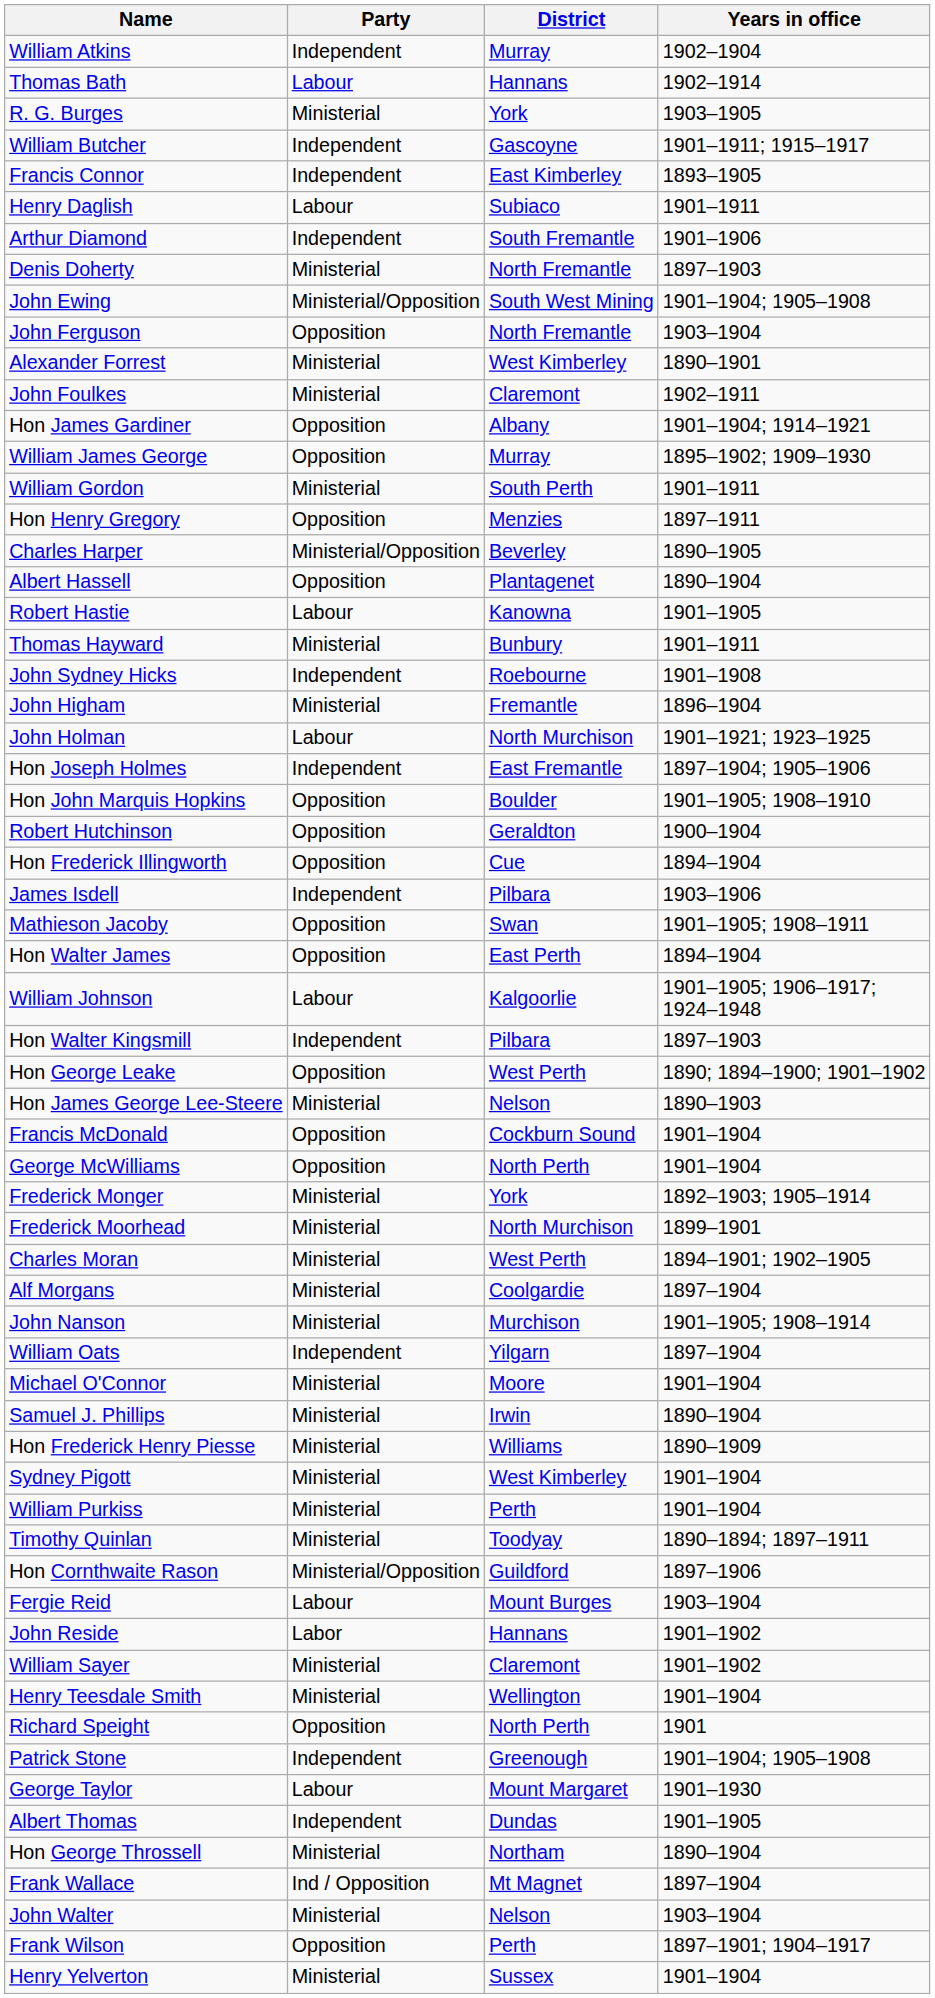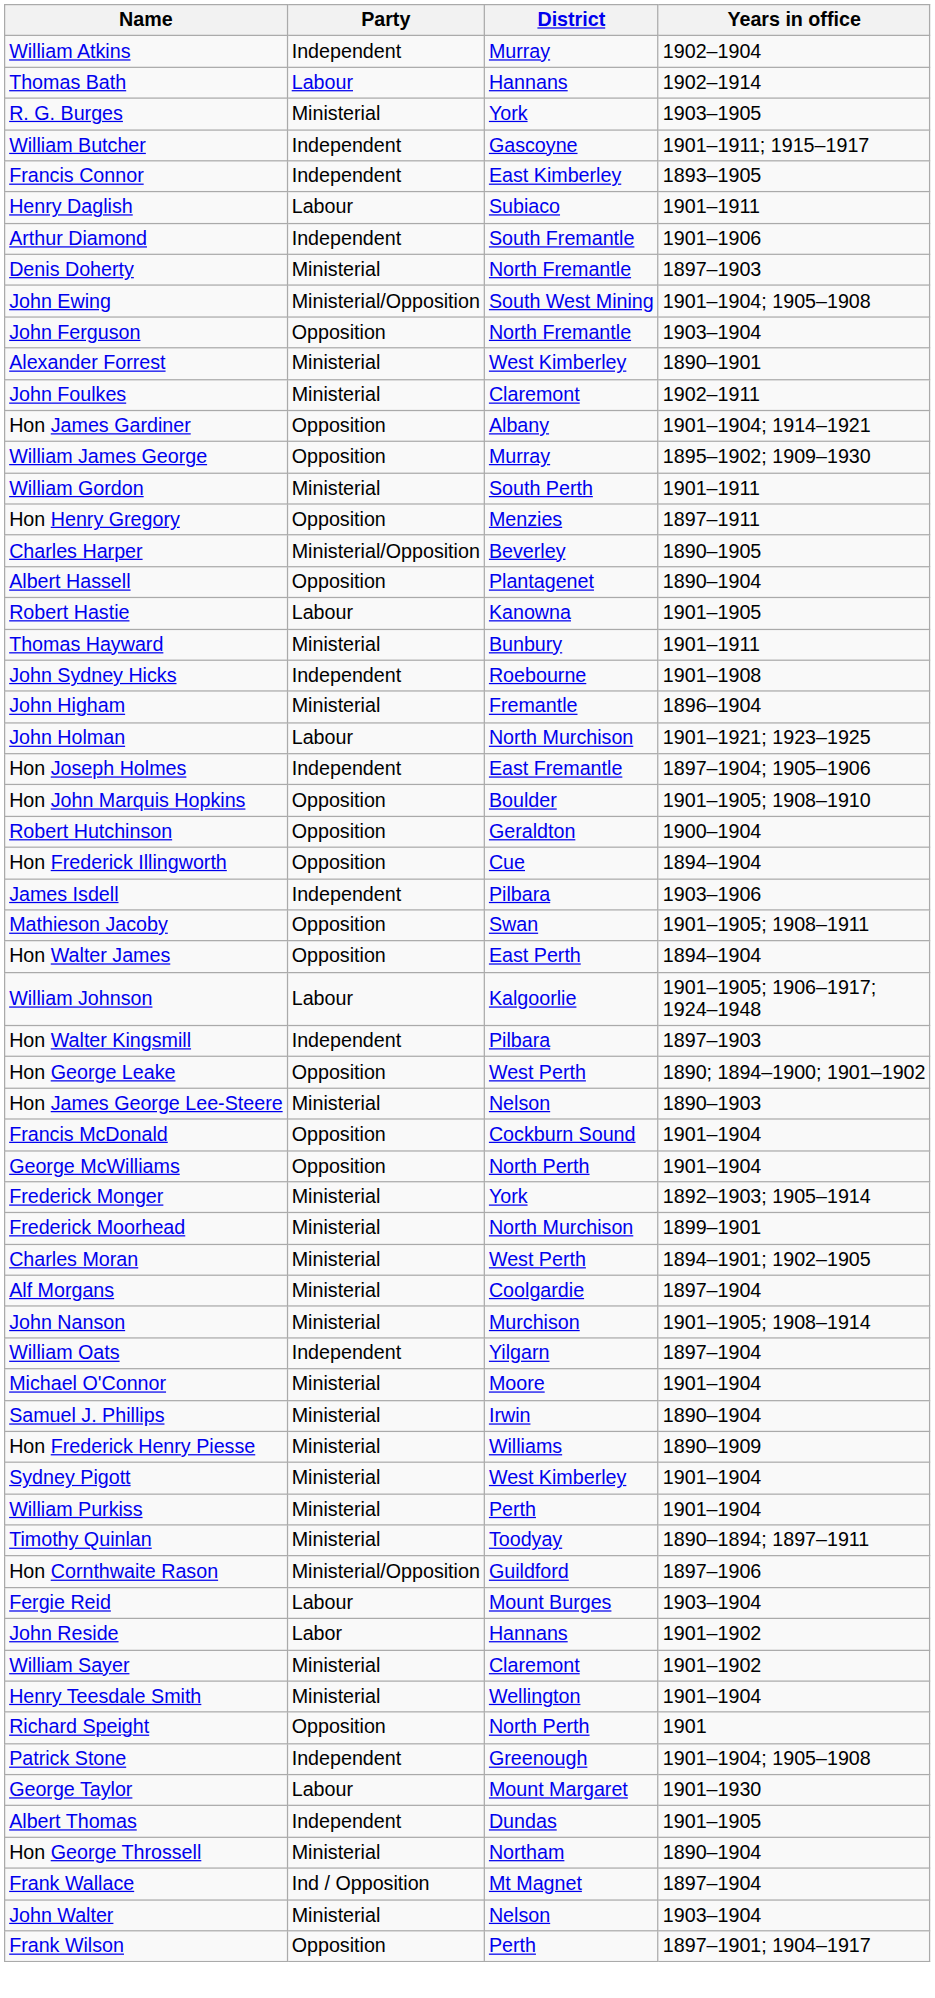- row: (79, 1977)
